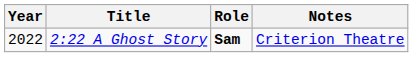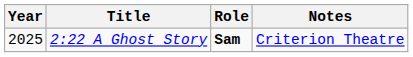(26, 40) 2022 -> (26, 40) 2025
